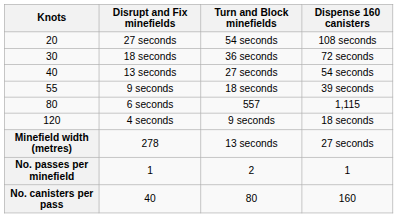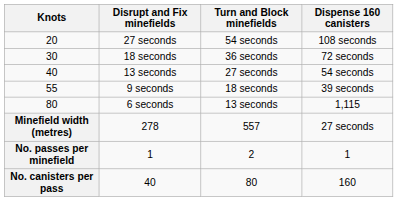(251, 105) 557 -> (251, 105) 13 seconds
- row: (150, 121)
(251, 143) 13 seconds -> (251, 127) 557
